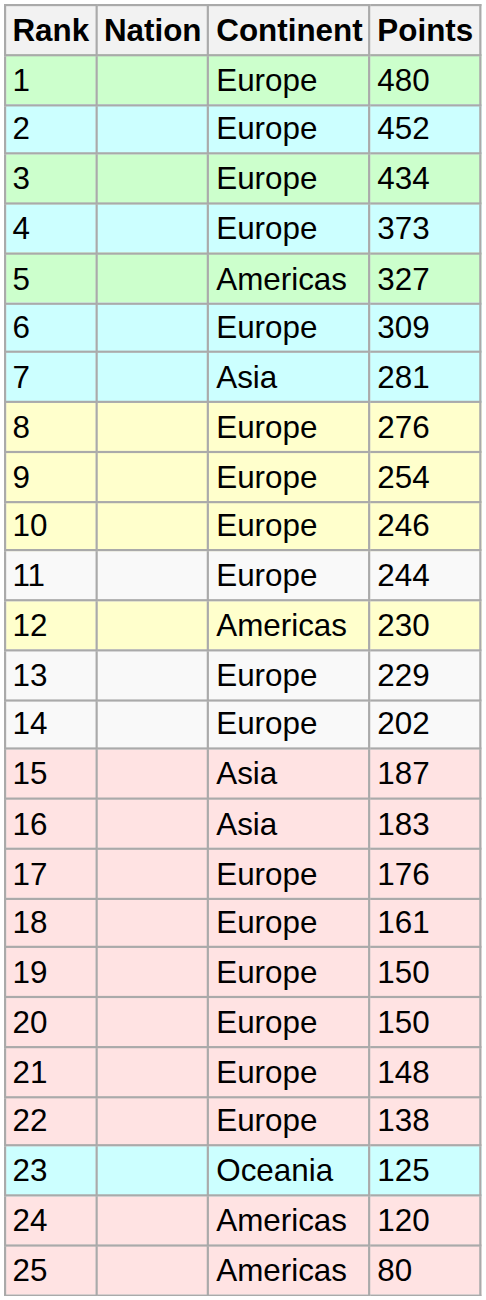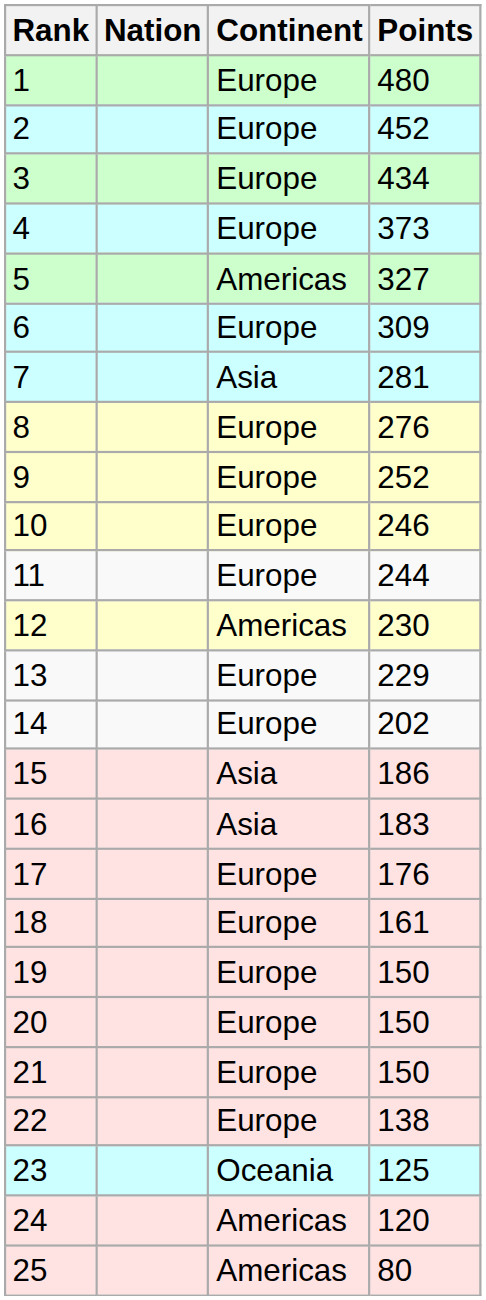(404, 477) 254 -> (404, 477) 252
(404, 774) 187 -> (404, 774) 186
(404, 1072) 148 -> (404, 1072) 150
